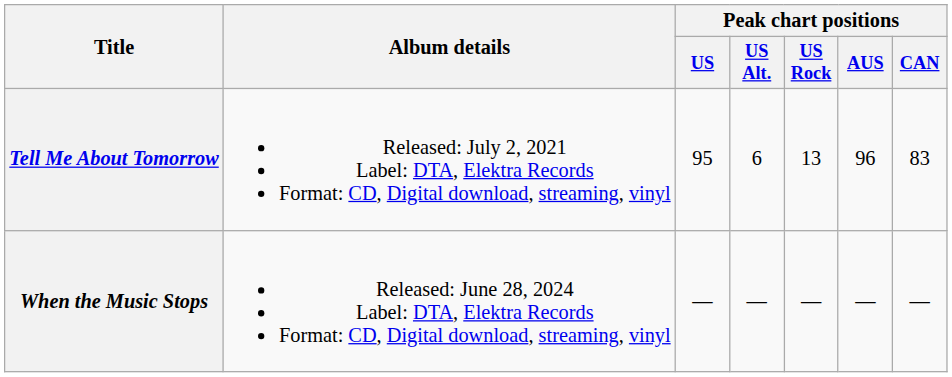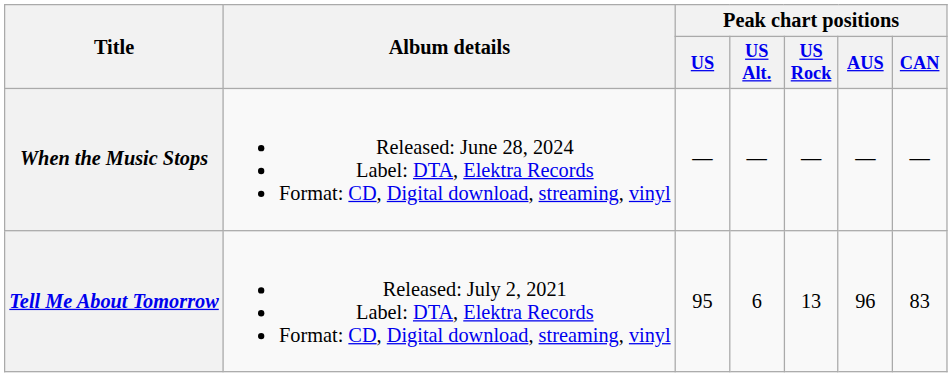rows swapped: (114, 159) <-> (114, 300)
